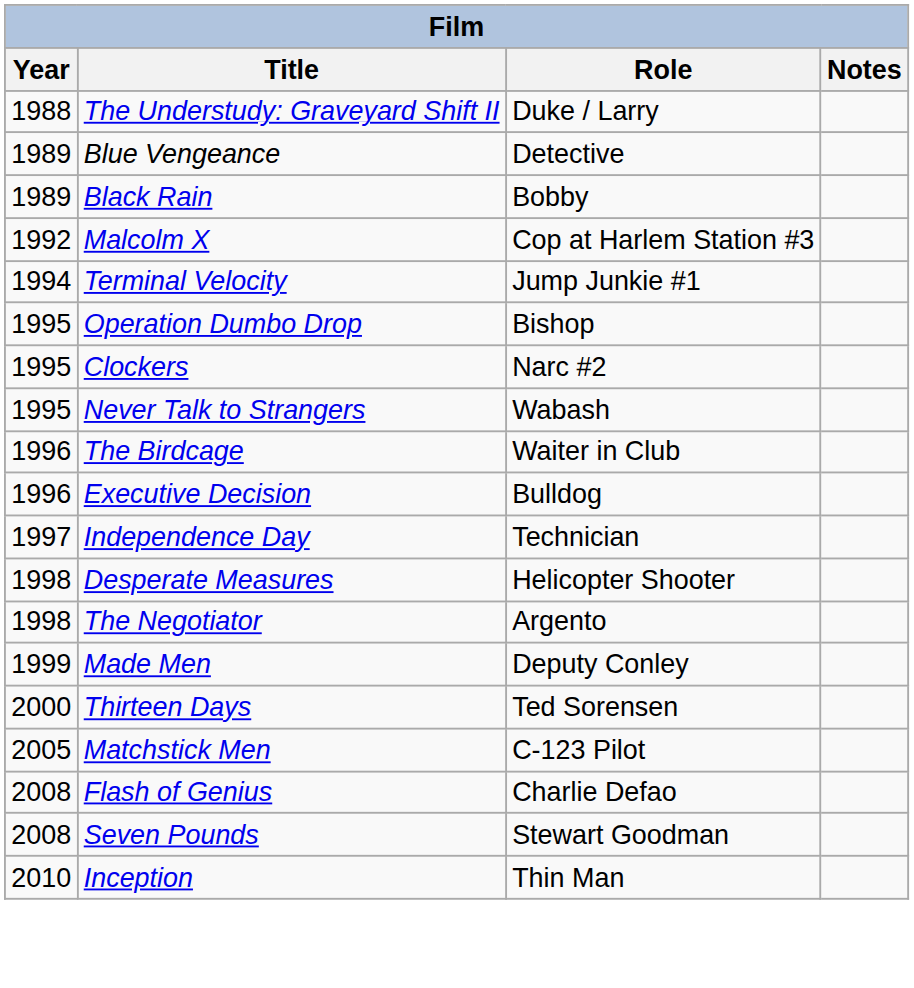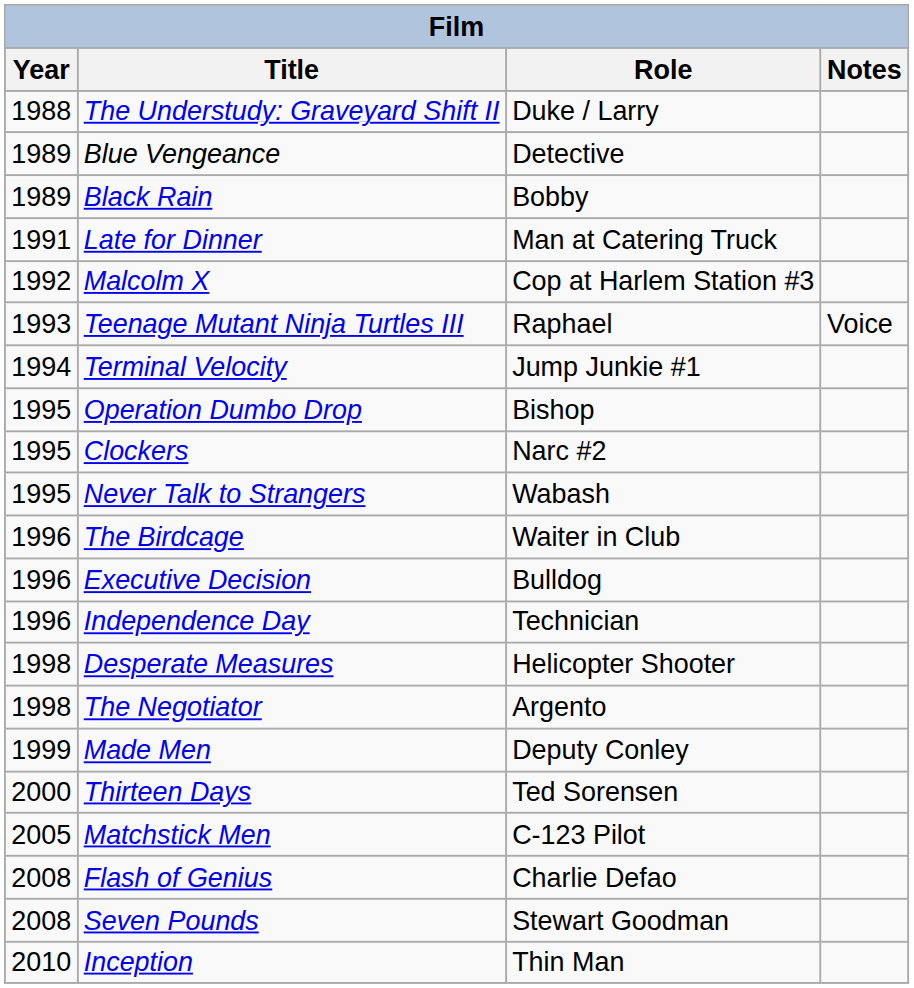+ row: (173, 239)
+ row: (274, 324)
(41, 537) 1997 -> (41, 622) 1996
